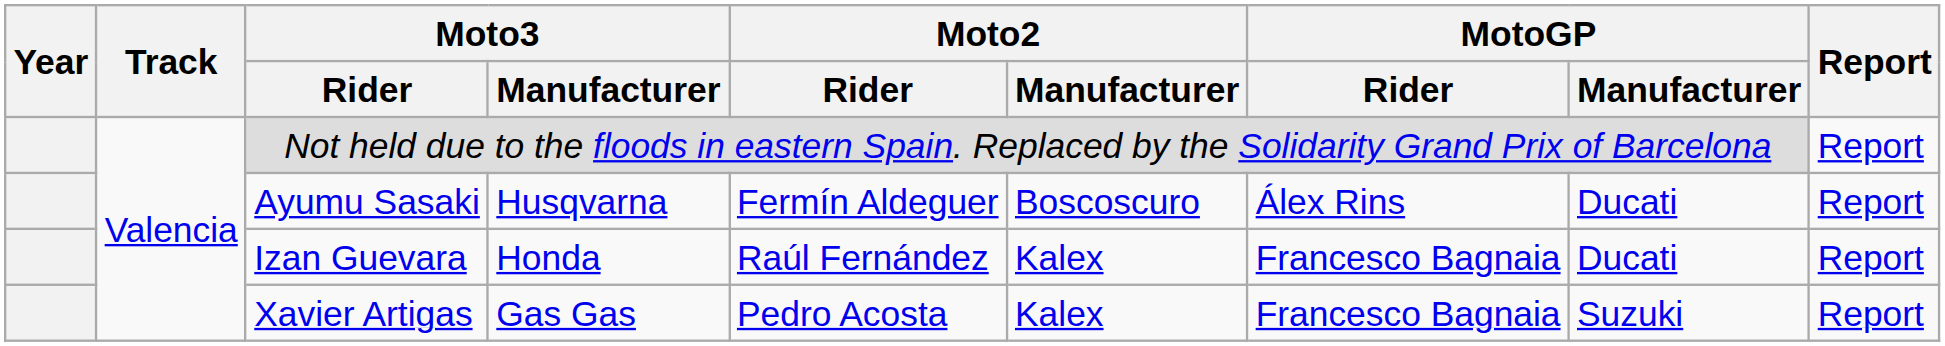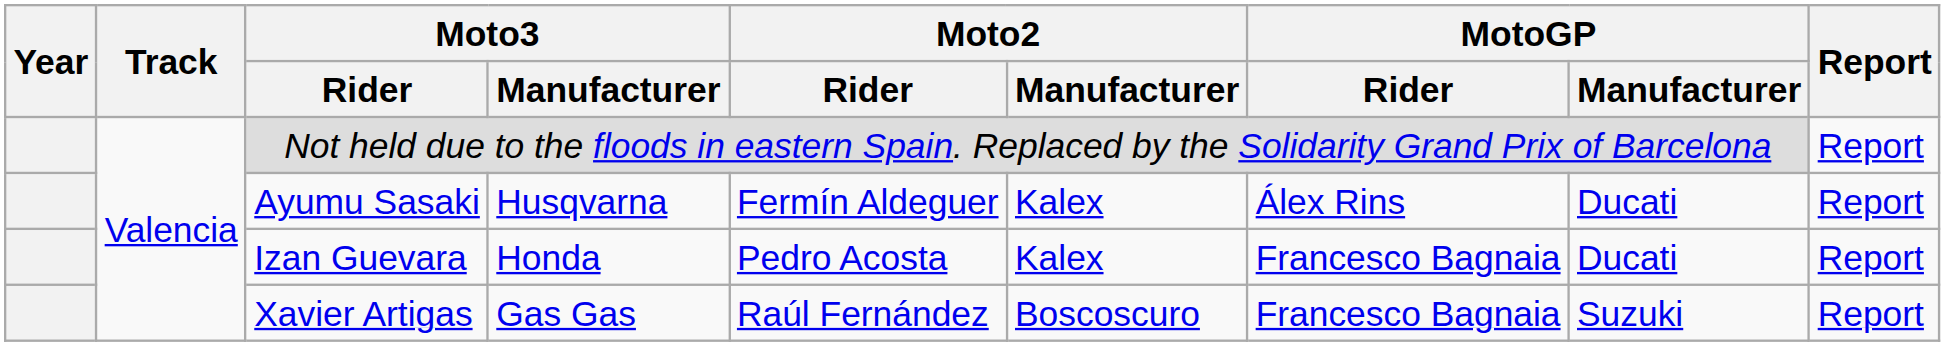(1107, 202) Boscoscuro -> (1059, 202) Kalex
(863, 258) Raúl Fernández -> (842, 258) Pedro Acosta
(842, 314) Pedro Acosta -> (863, 314) Raúl Fernández
(1059, 314) Kalex -> (1107, 314) Boscoscuro
